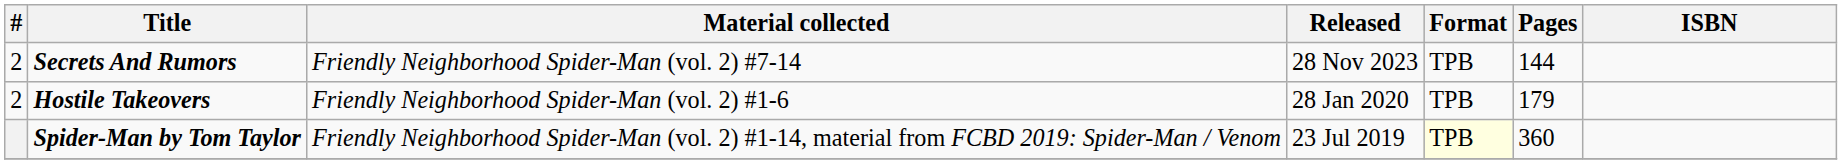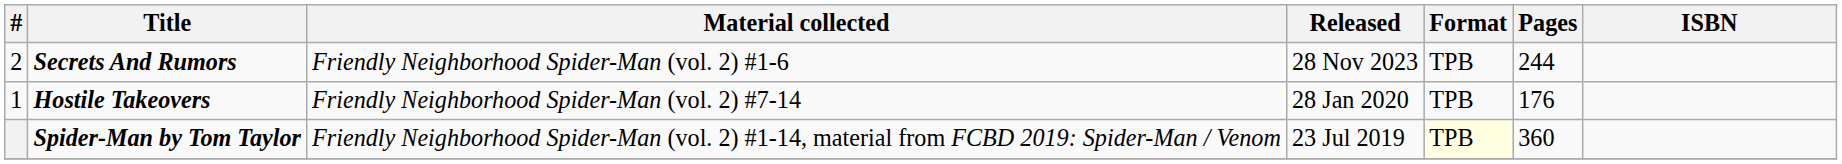(557, 61) Friendly Neighborhood Spider-Man (vol. 2) #7-14 -> (550, 61) Friendly Neighborhood Spider-Man (vol. 2) #1-6
(1536, 61) 144 -> (1536, 61) 244
(16, 100) 2 -> (16, 100) 1
(550, 100) Friendly Neighborhood Spider-Man (vol. 2) #1-6 -> (557, 100) Friendly Neighborhood Spider-Man (vol. 2) #7-14
(1536, 100) 179 -> (1536, 100) 176
